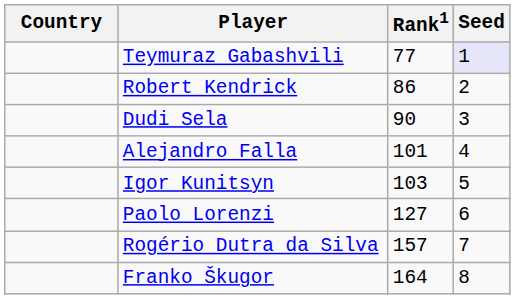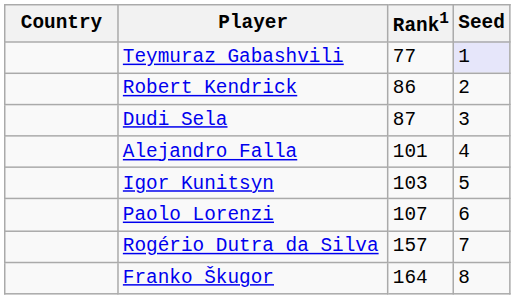(404, 120) 90 -> (404, 120) 87
(410, 215) 127 -> (410, 215) 107
